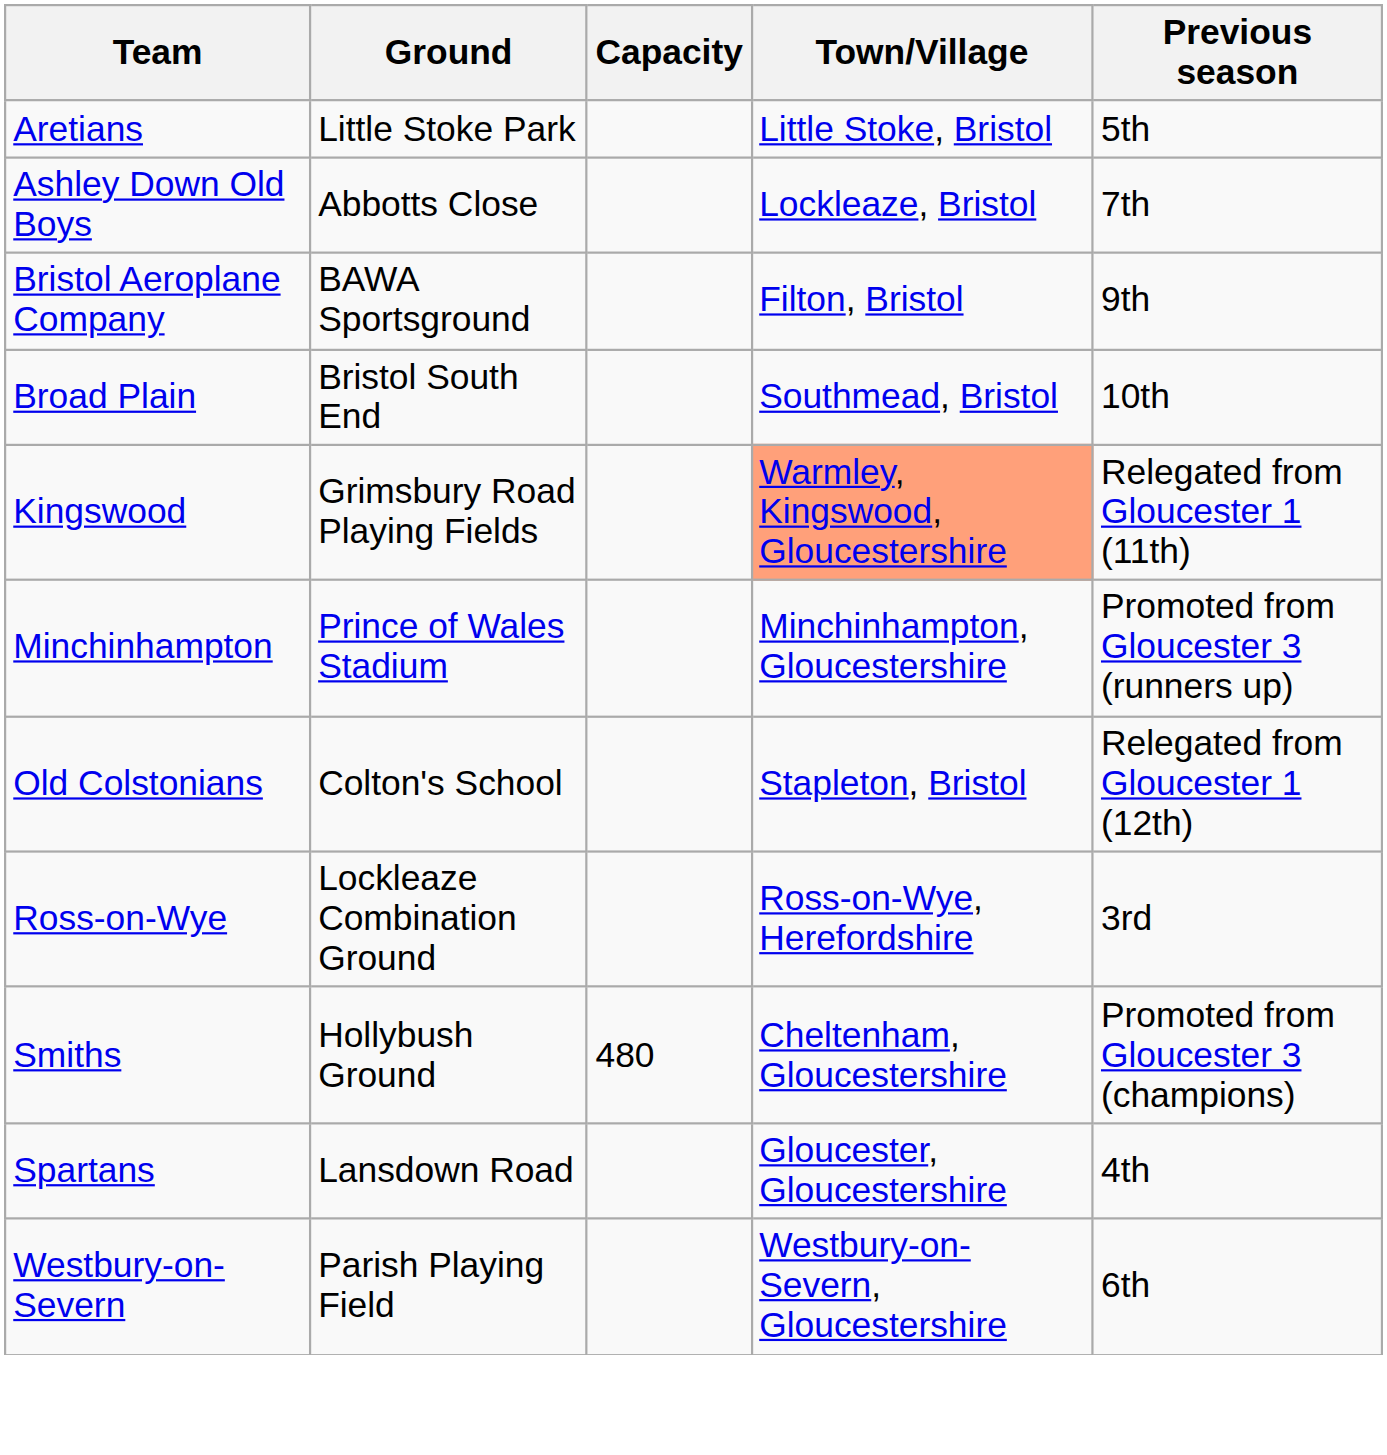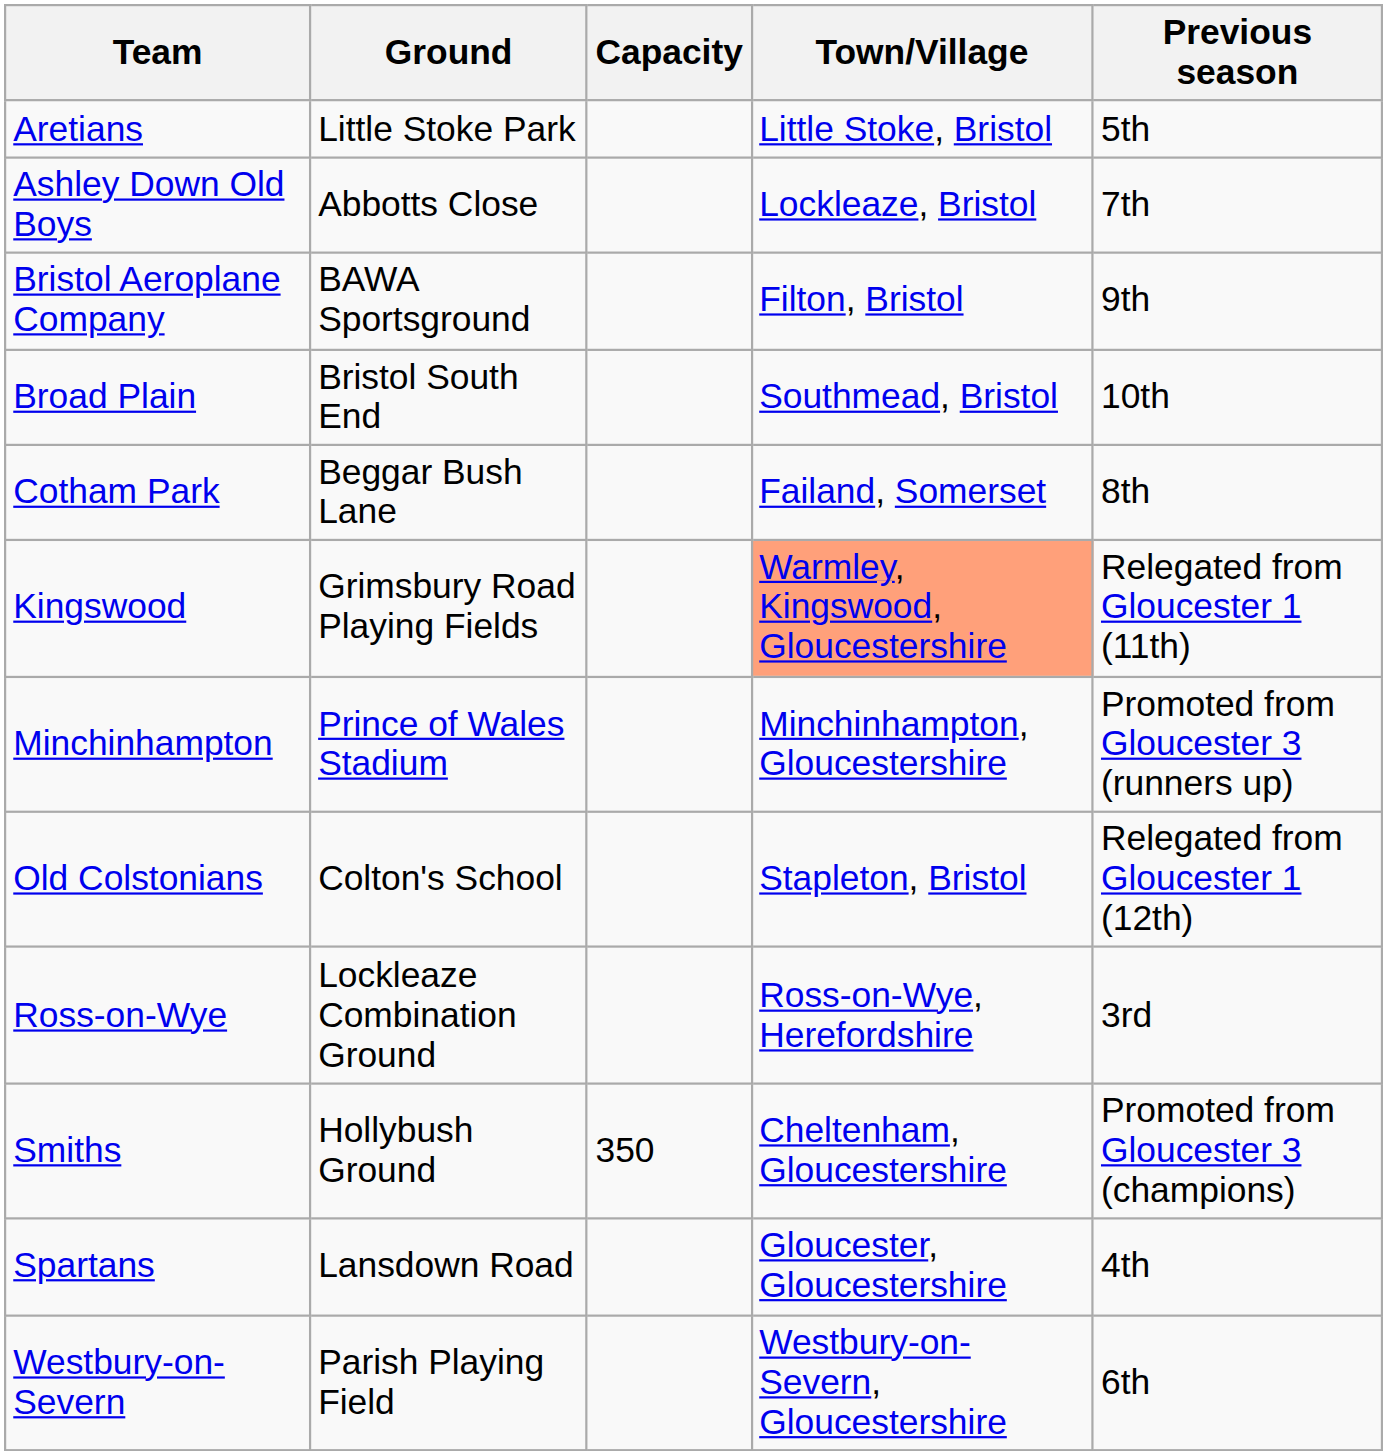+ row: (116, 491)
(625, 1054) 480 -> (625, 1150) 350
